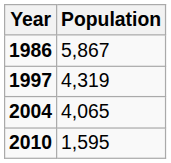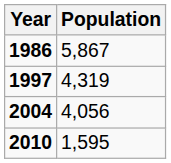(85, 111) 4,065 -> (85, 111) 4,056
